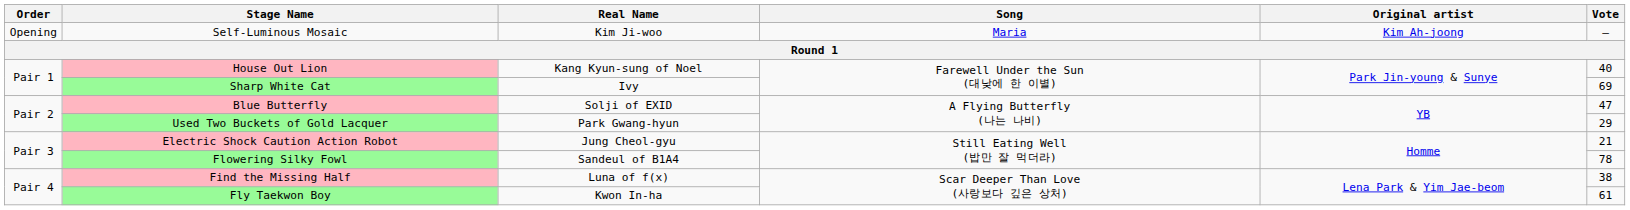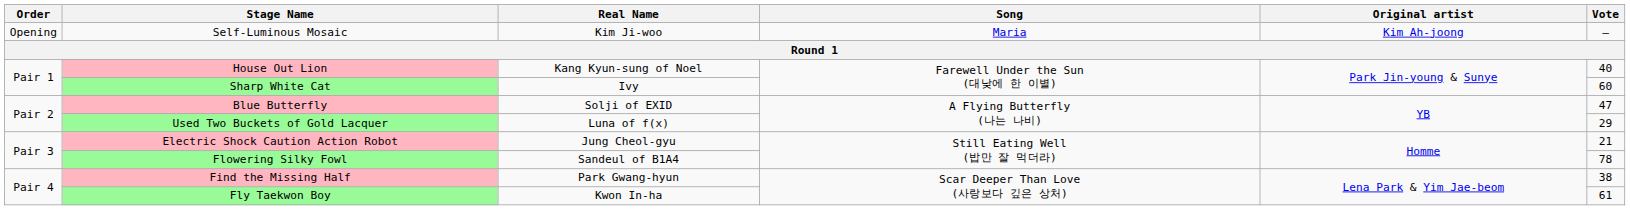(1606, 86) 69 -> (1606, 86) 60
(629, 123) Park Gwang-hyun -> (629, 123) Luna of f(x)
(629, 178) Luna of f(x) -> (629, 178) Park Gwang-hyun
